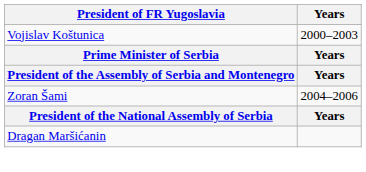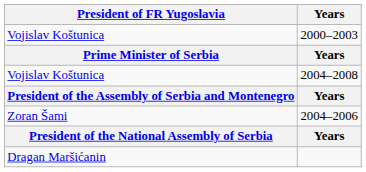+ row: (329, 75)
